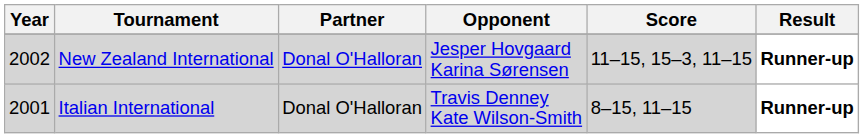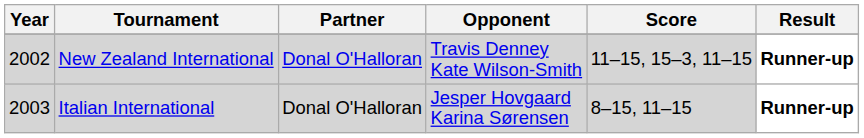(501, 59) Jesper Hovgaard Karina Sørensen -> (506, 59) Travis Denney Kate Wilson-Smith
(29, 109) 2001 -> (29, 109) 2003
(506, 109) Travis Denney Kate Wilson-Smith -> (501, 109) Jesper Hovgaard Karina Sørensen
